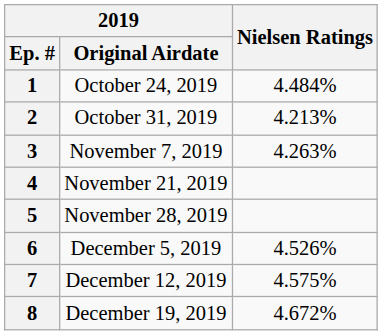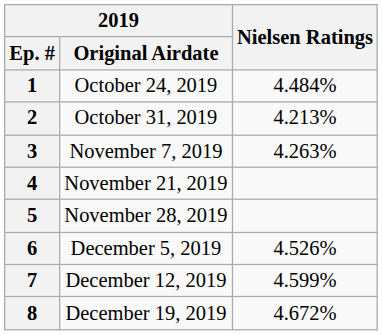(305, 280) 4.575% -> (305, 280) 4.599%
